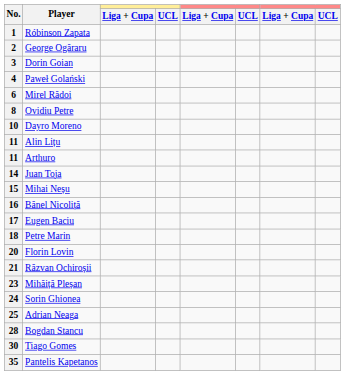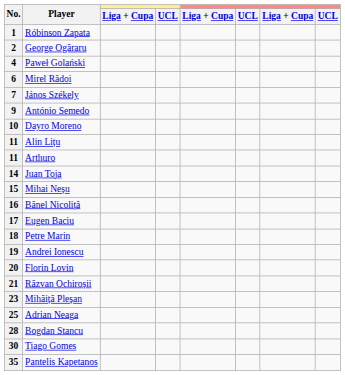- row: (14, 63)
+ row: (14, 94)
- row: (14, 110)
+ row: (14, 110)
+ row: (14, 252)
- row: (14, 299)
